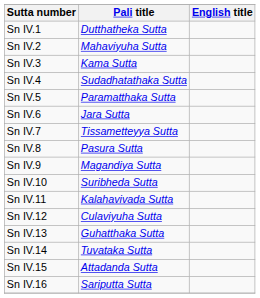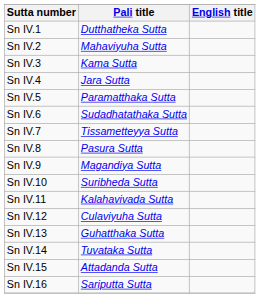(134, 81) Sudadhatathaka Sutta -> (105, 81) Jara Sutta
(105, 115) Jara Sutta -> (134, 115) Sudadhatathaka Sutta
